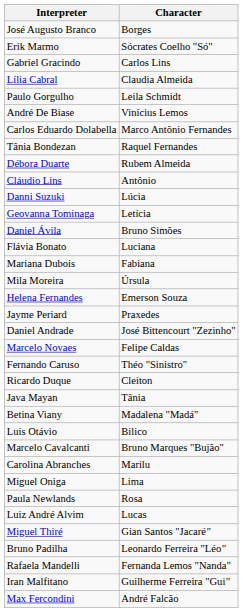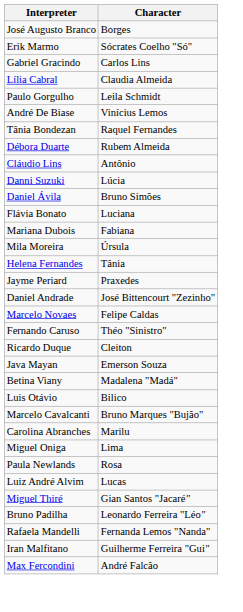- row: (62, 130)
- row: (50, 213)
(154, 297) Emerson Souza -> (113, 264) Tânia
(133, 398) Tânia -> (134, 364) Emerson Souza
